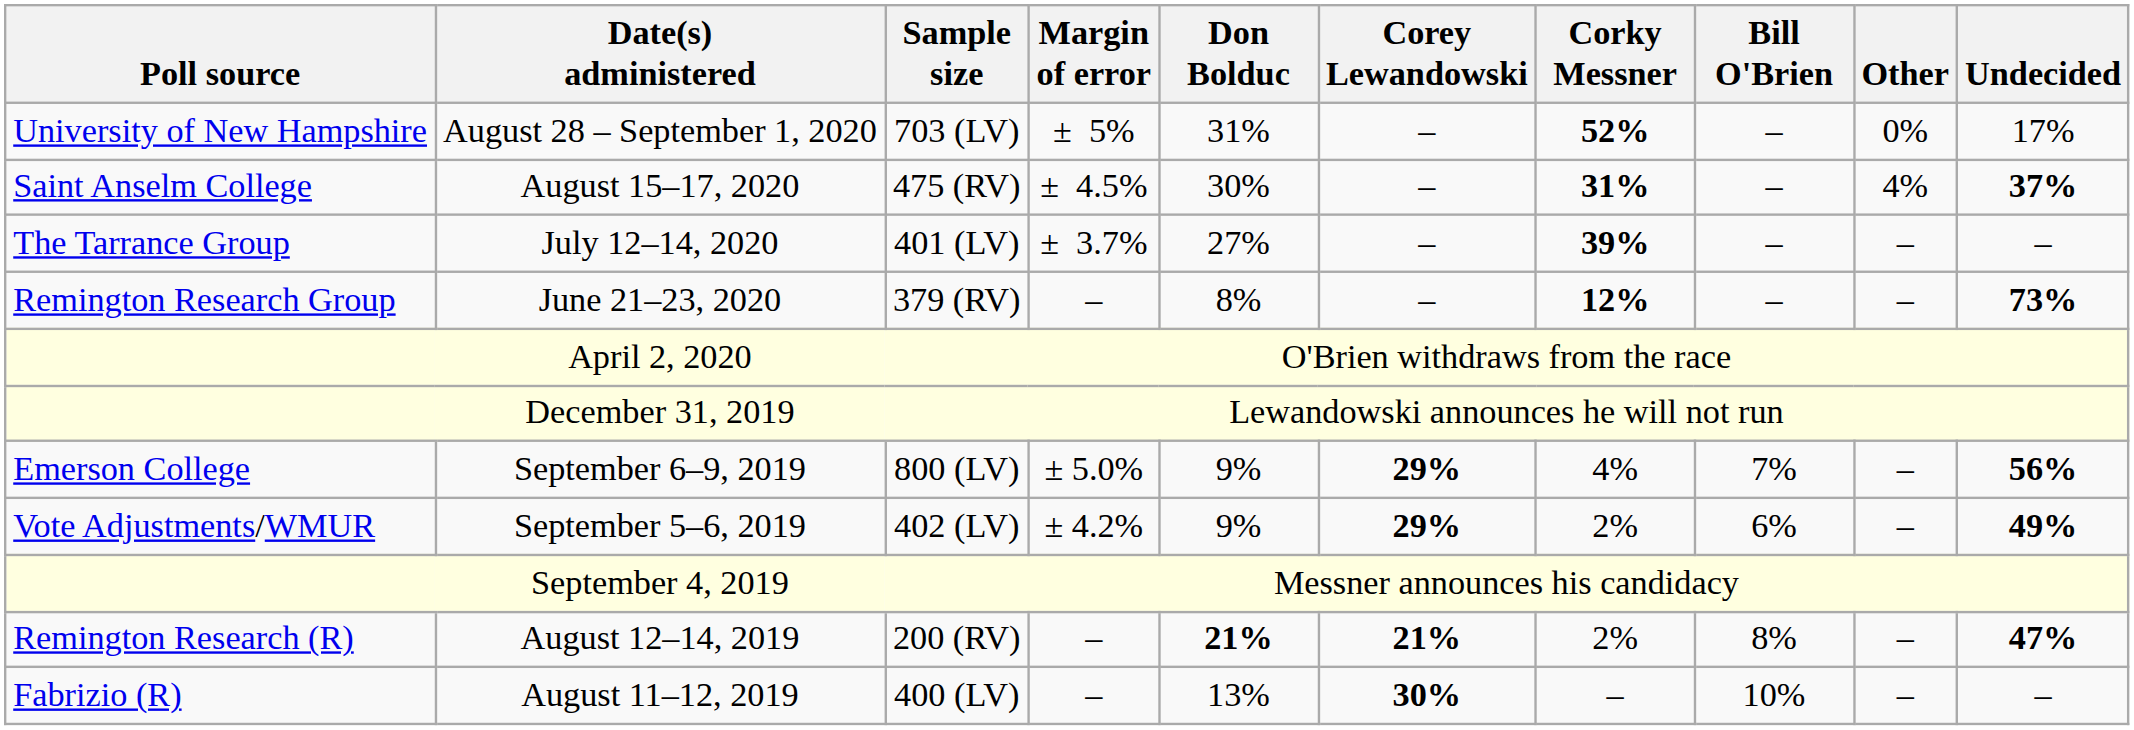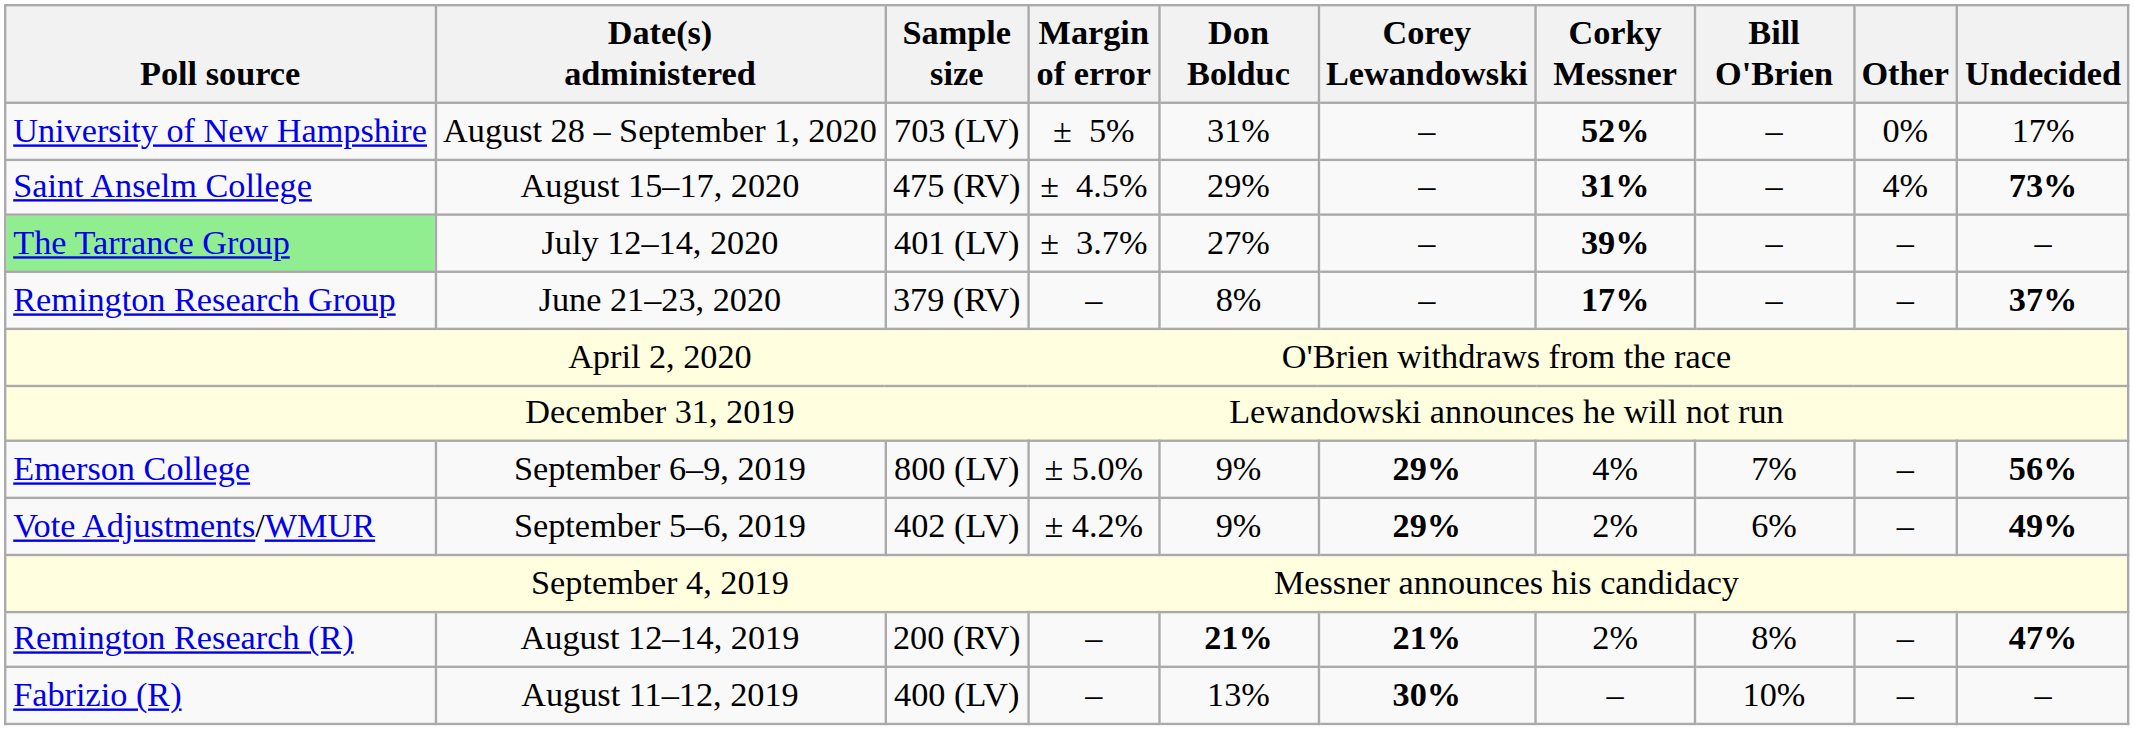(1238, 186) 30% -> (1238, 186) 29%
(2043, 186) 37% -> (2043, 186) 73%
(152, 243) no background -> (152, 243) lightgreen background
(1615, 299) 12% -> (1615, 299) 17%
(2043, 299) 73% -> (2043, 299) 37%
